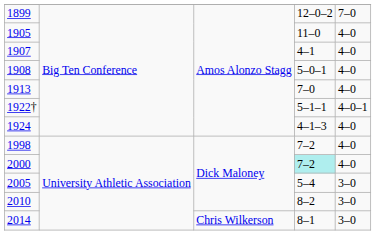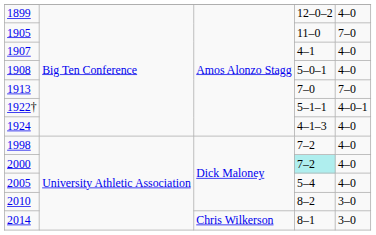(347, 13) 7–0 -> (347, 13) 4–0
(347, 32) 4–0 -> (347, 32) 7–0
(347, 88) 4–0 -> (347, 88) 7–0
(347, 182) 3–0 -> (347, 182) 4–0
